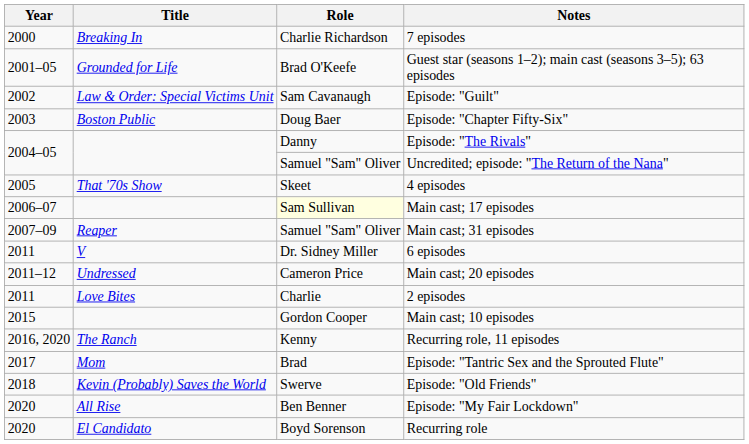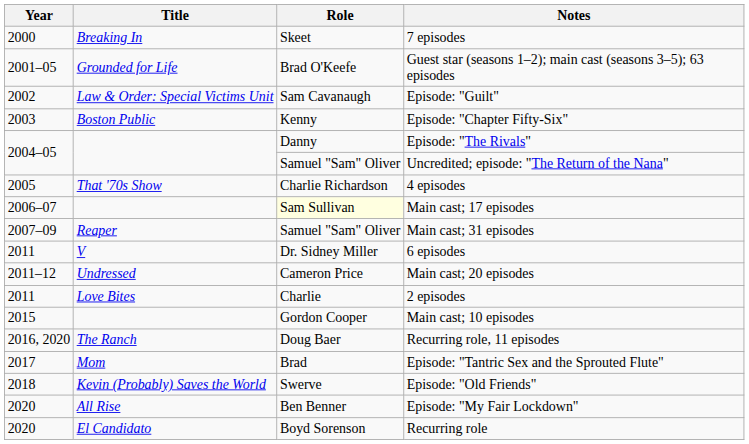(334, 37) Charlie Richardson -> (295, 37) Skeet
(310, 119) Doug Baer -> (298, 119) Kenny
(295, 185) Skeet -> (334, 185) Charlie Richardson
(298, 340) Kenny -> (310, 340) Doug Baer
